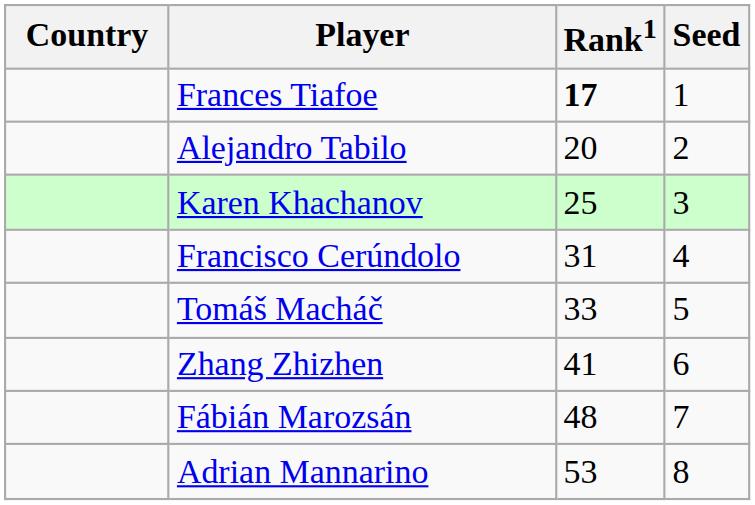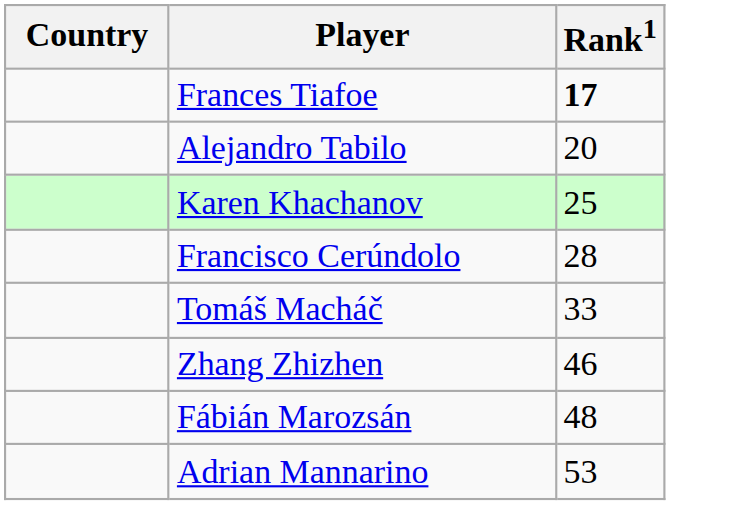- column: (706, 35)
(581, 255) 31 -> (581, 255) 28
(581, 363) 41 -> (581, 363) 46
